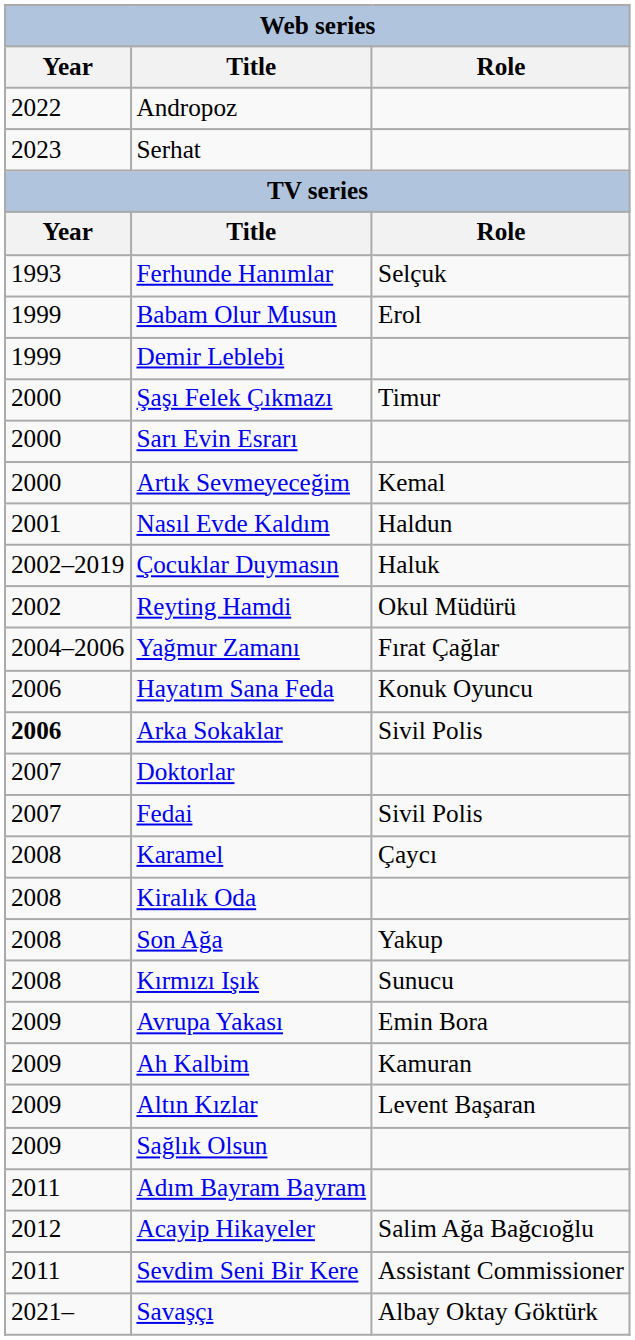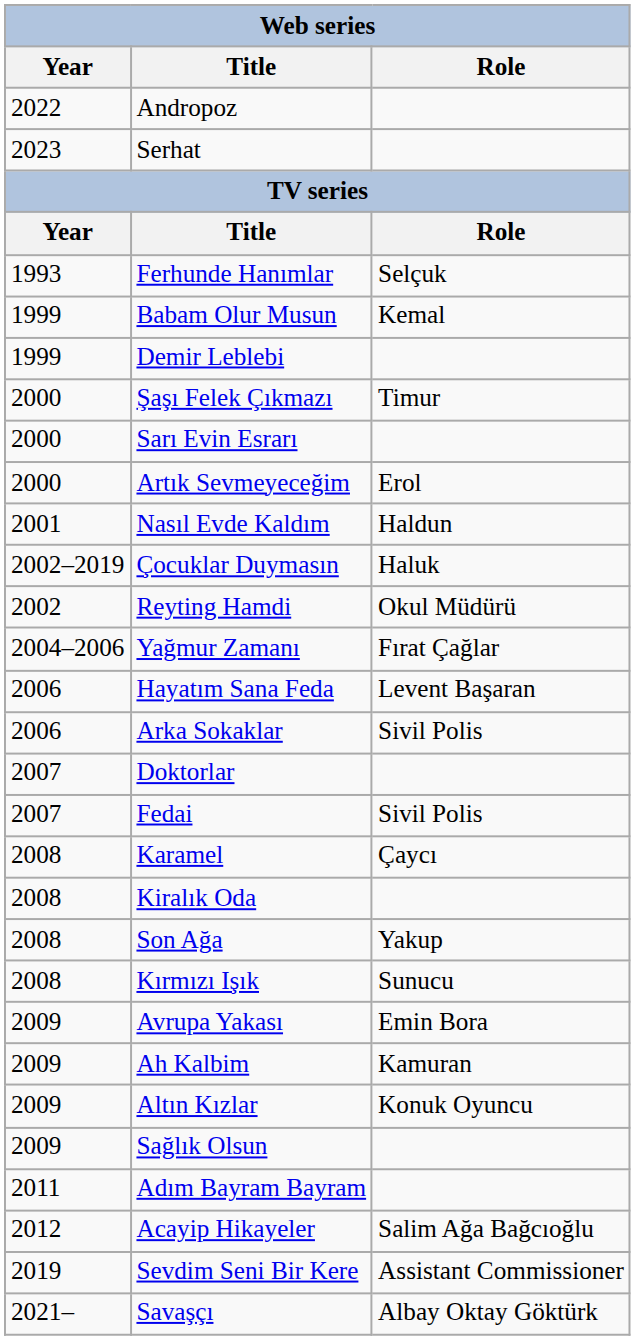(400, 315) Erol -> (412, 315) Kemal
(412, 482) Kemal -> (400, 482) Erol
(455, 689) Konuk Oyuncu -> (457, 689) Levent Başaran
(36, 731) bold -> (36, 731) normal
(457, 1105) Levent Başaran -> (455, 1105) Konuk Oyuncu
(36, 1271) 2011 -> (36, 1271) 2019
